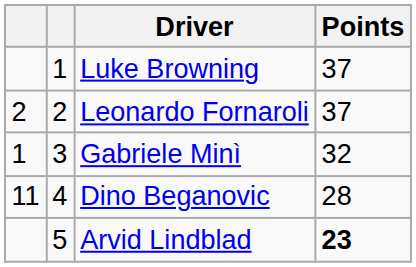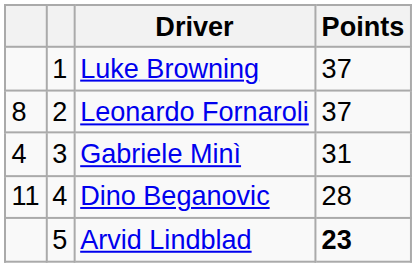(19, 111) 2 -> (19, 111) 8
(19, 154) 1 -> (19, 154) 4
(337, 154) 32 -> (337, 154) 31
